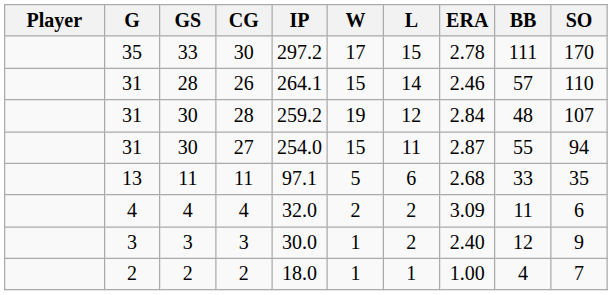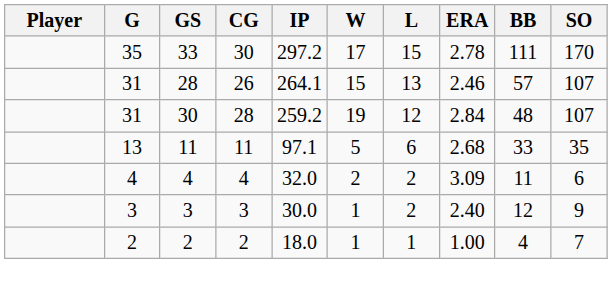(411, 83) 14 -> (411, 83) 13
(579, 83) 110 -> (579, 83) 107
- row: (244, 147)
